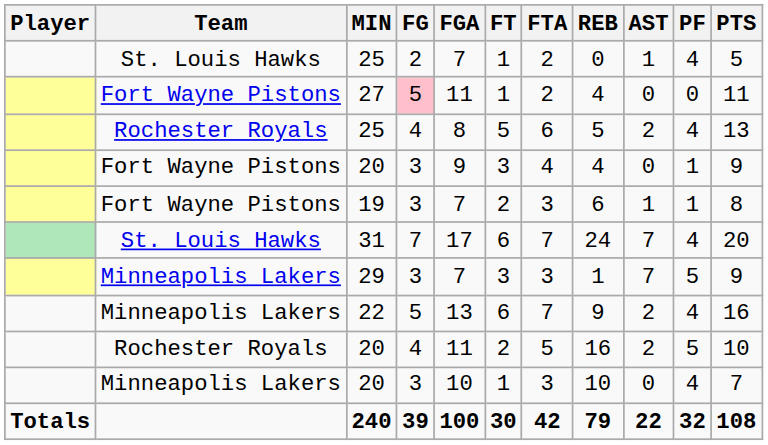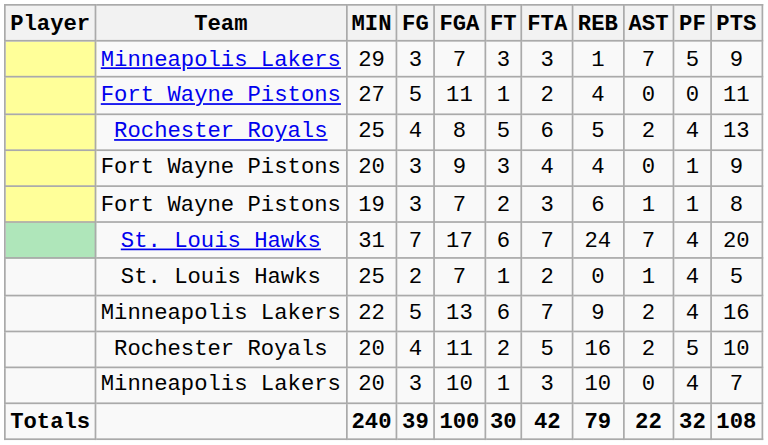rows swapped: (221, 277) <-> (221, 59)
(415, 95) pink background -> (415, 95) no background
